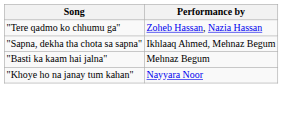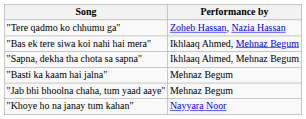+ row: (79, 43)
+ row: (86, 91)
